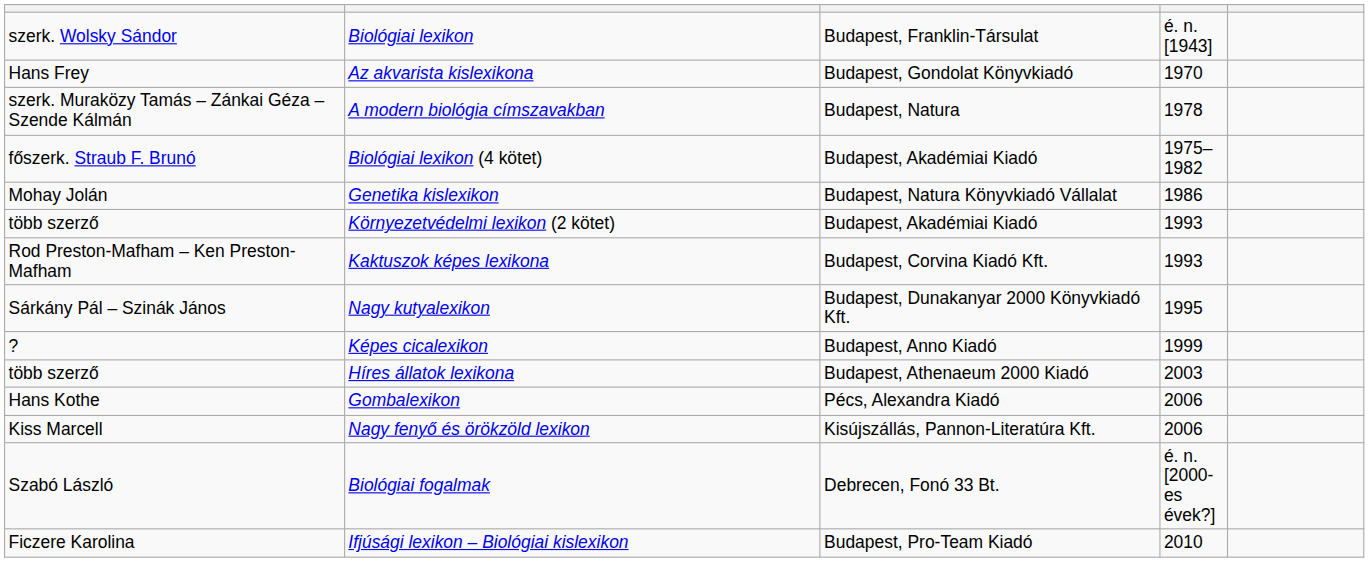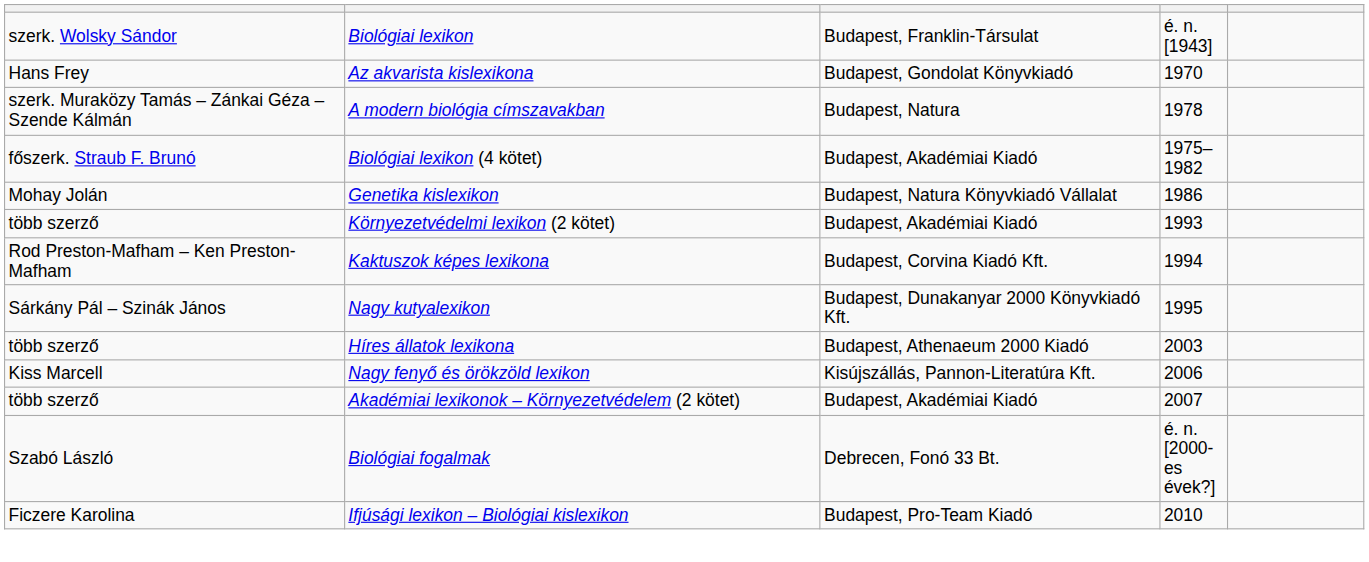(1183, 260) 1993 -> (1183, 260) 1994
- row: (418, 345)
- row: (404, 401)
+ row: (544, 401)
